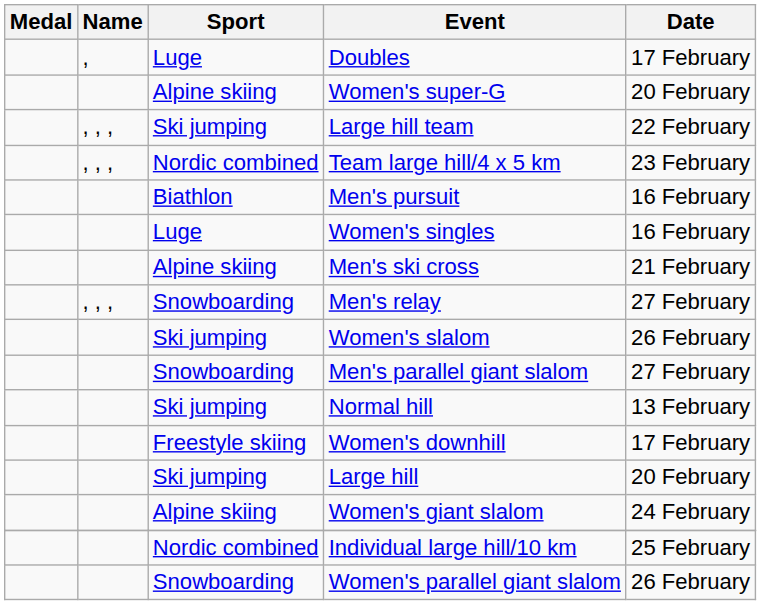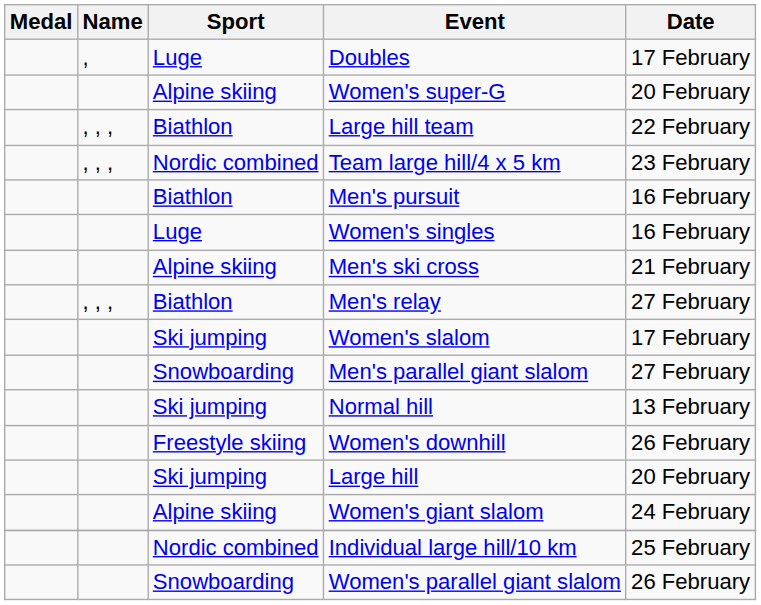(210, 127) Ski jumping -> (193, 127) Biathlon
(223, 302) Snowboarding -> (193, 302) Biathlon
(691, 337) 26 February -> (691, 337) 17 February
(691, 442) 17 February -> (691, 442) 26 February
